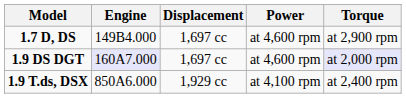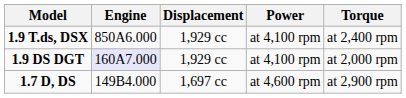rows swapped: (48, 37) <-> (48, 81)
(203, 59) 1,697 cc -> (203, 59) 1,929 cc
(285, 59) at 4,600 rpm -> (285, 59) at 4,100 rpm
(362, 59) lavender background -> (362, 59) no background
